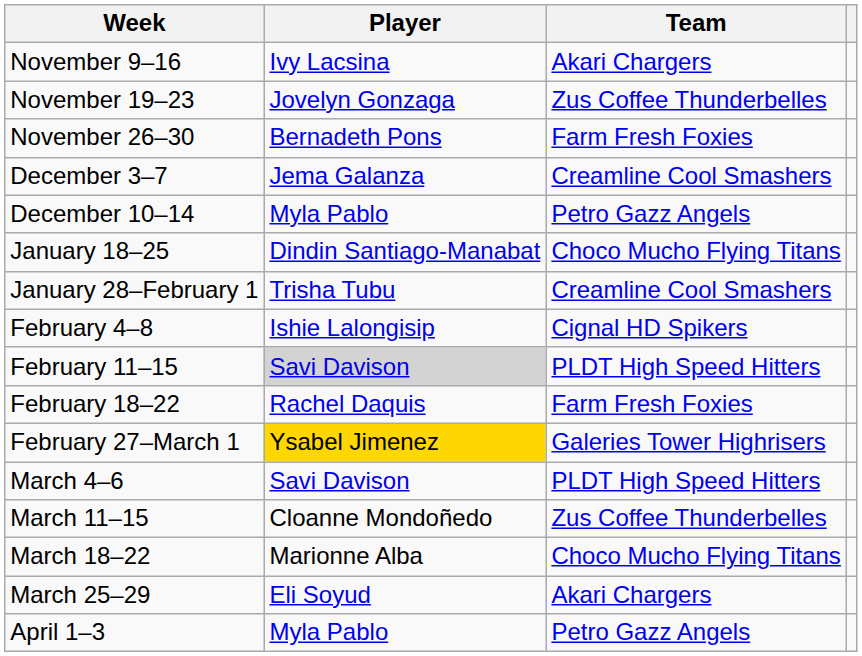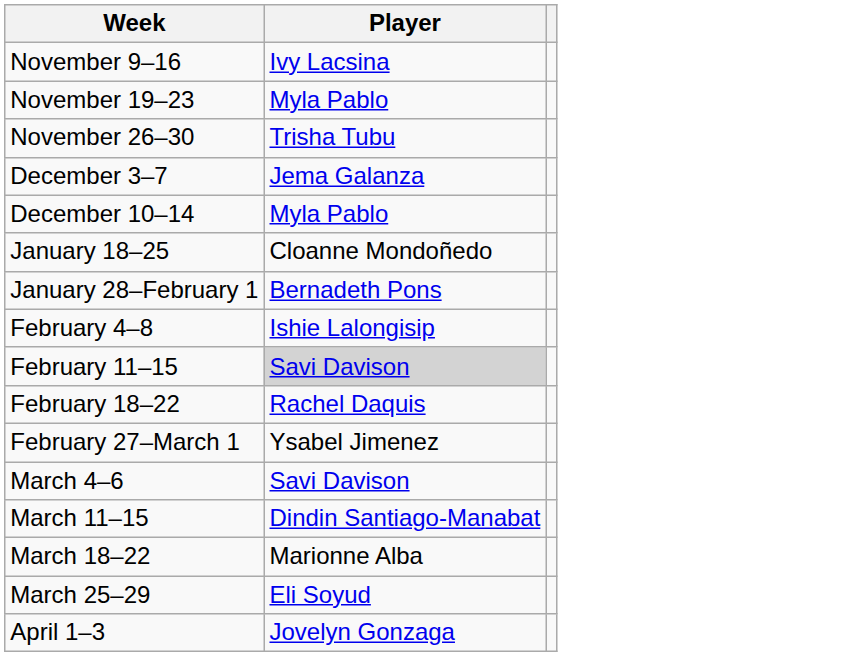- column: (696, 23)
(362, 99) Jovelyn Gonzaga -> (329, 99) Myla Pablo
(356, 137) Bernadeth Pons -> (332, 137) Trisha Tubu
(405, 251) Dindin Santiago-Manabat -> (381, 251) Cloanne Mondoñedo
(332, 289) Trisha Tubu -> (356, 289) Bernadeth Pons
(354, 442) gold background -> (354, 442) no background
(381, 518) Cloanne Mondoñedo -> (405, 518) Dindin Santiago-Manabat
(329, 632) Myla Pablo -> (362, 632) Jovelyn Gonzaga
